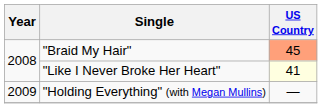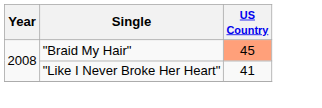(293, 71) lightyellow background -> (247, 71) no background
- row: (154, 92)
